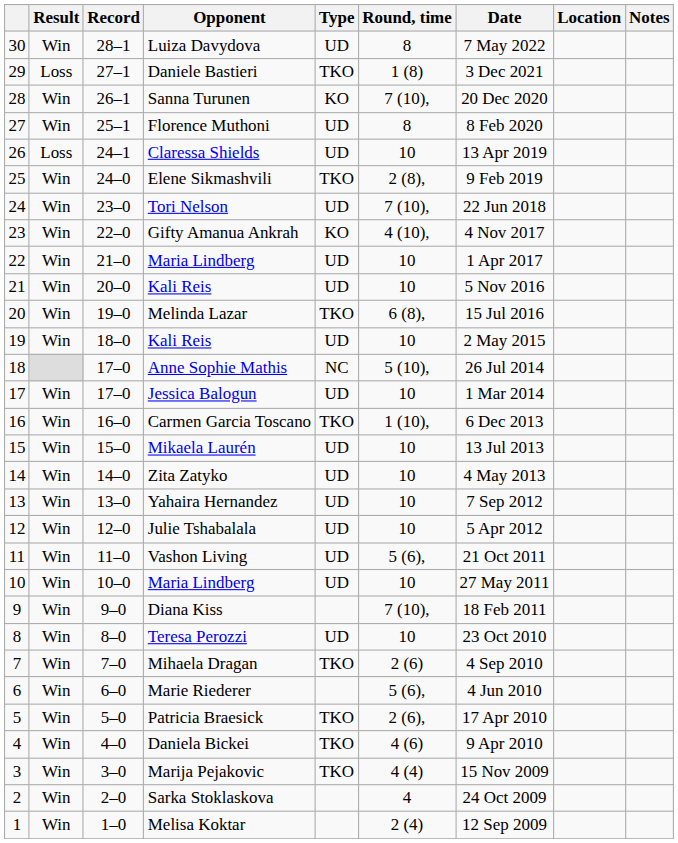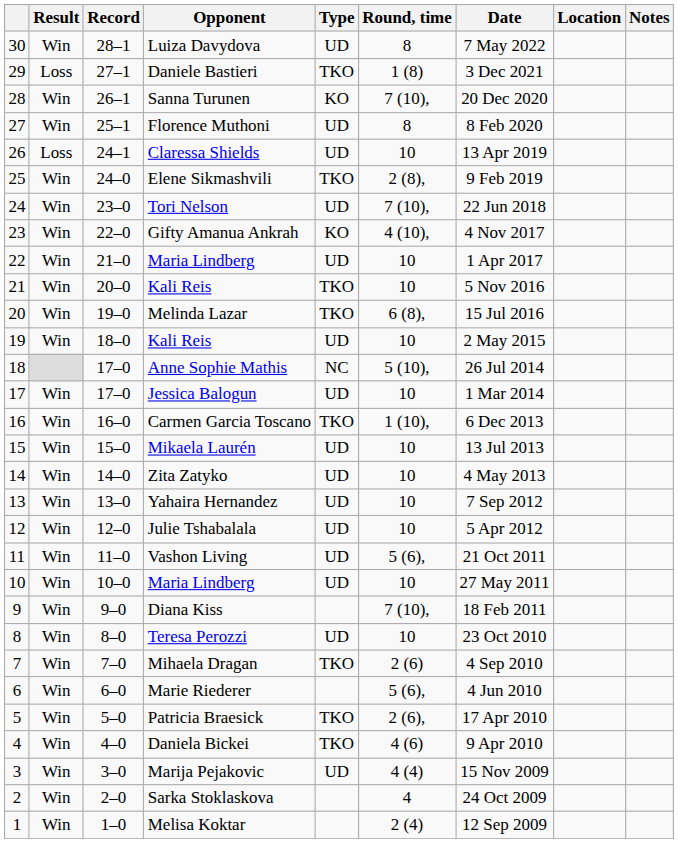(337, 286) UD -> (337, 286) TKO
(337, 771) TKO -> (337, 771) UD
